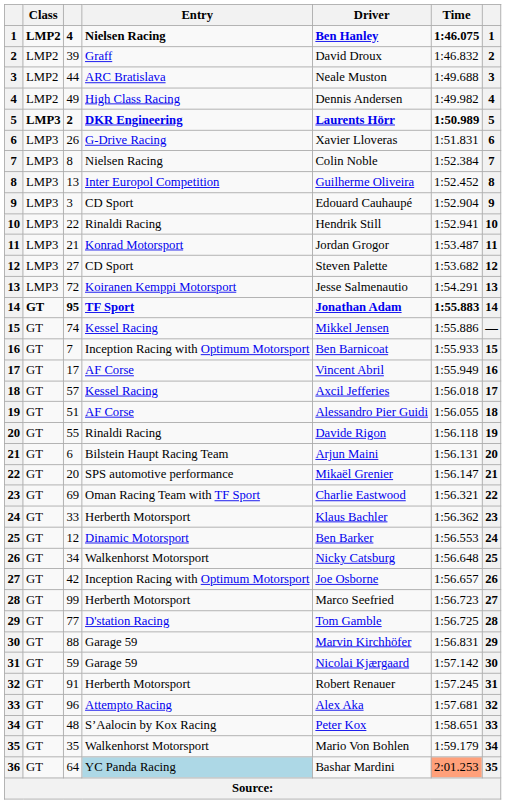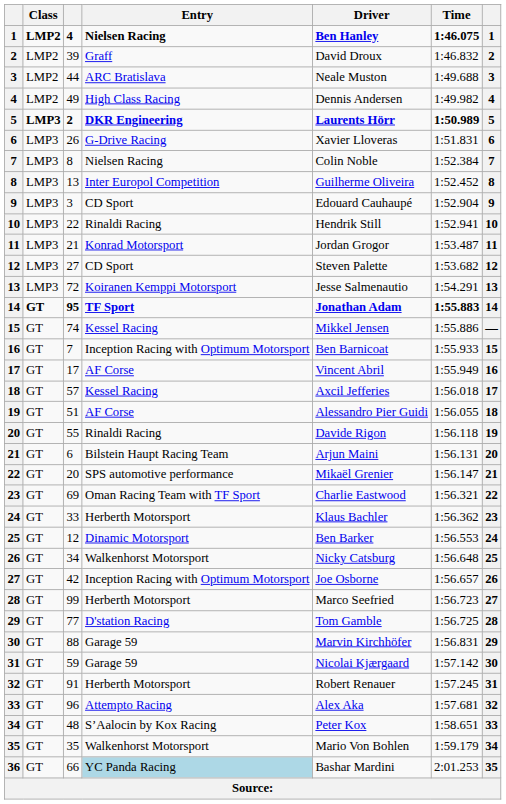(73, 767) 64 -> (73, 767) 66
(456, 767) lightsalmon background -> (456, 767) no background
